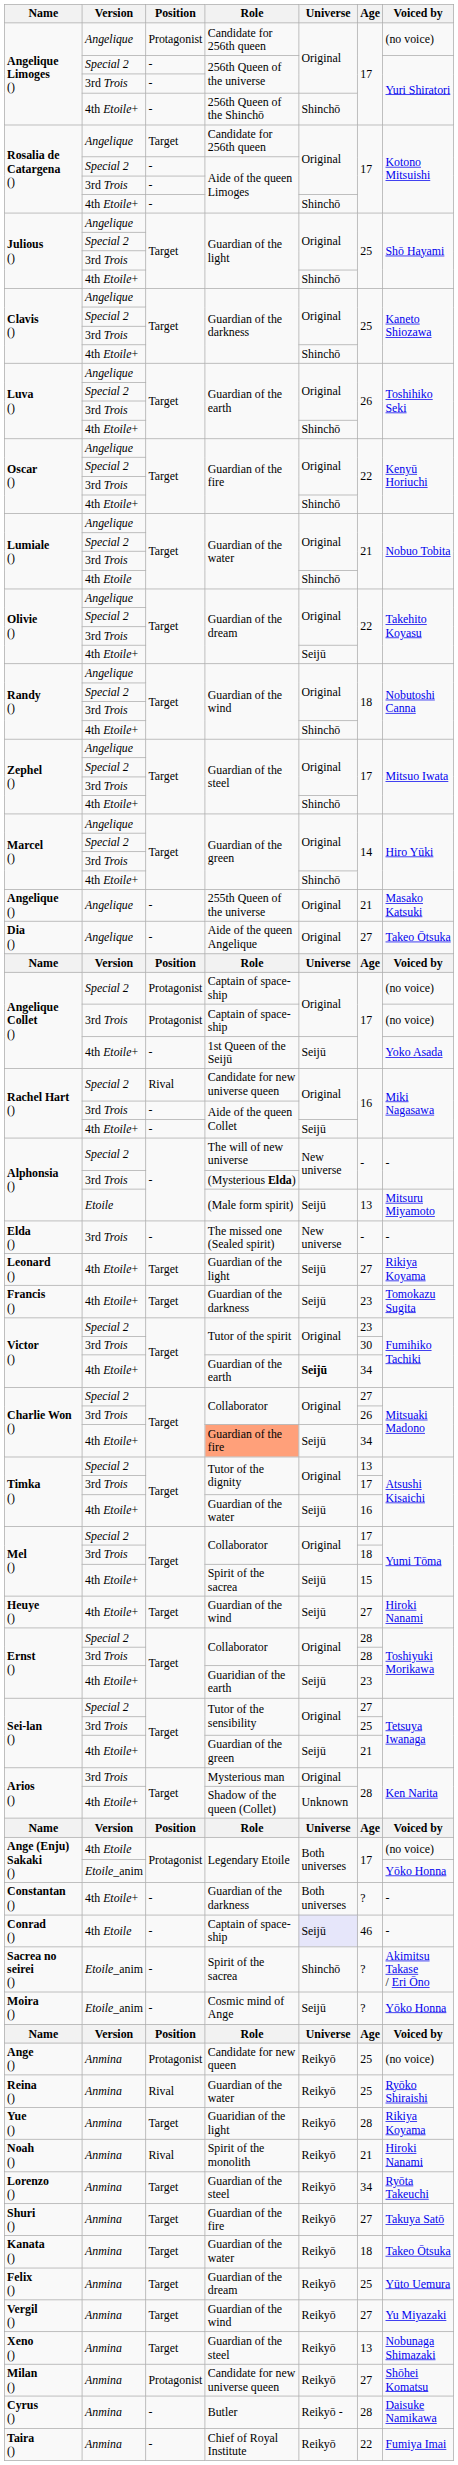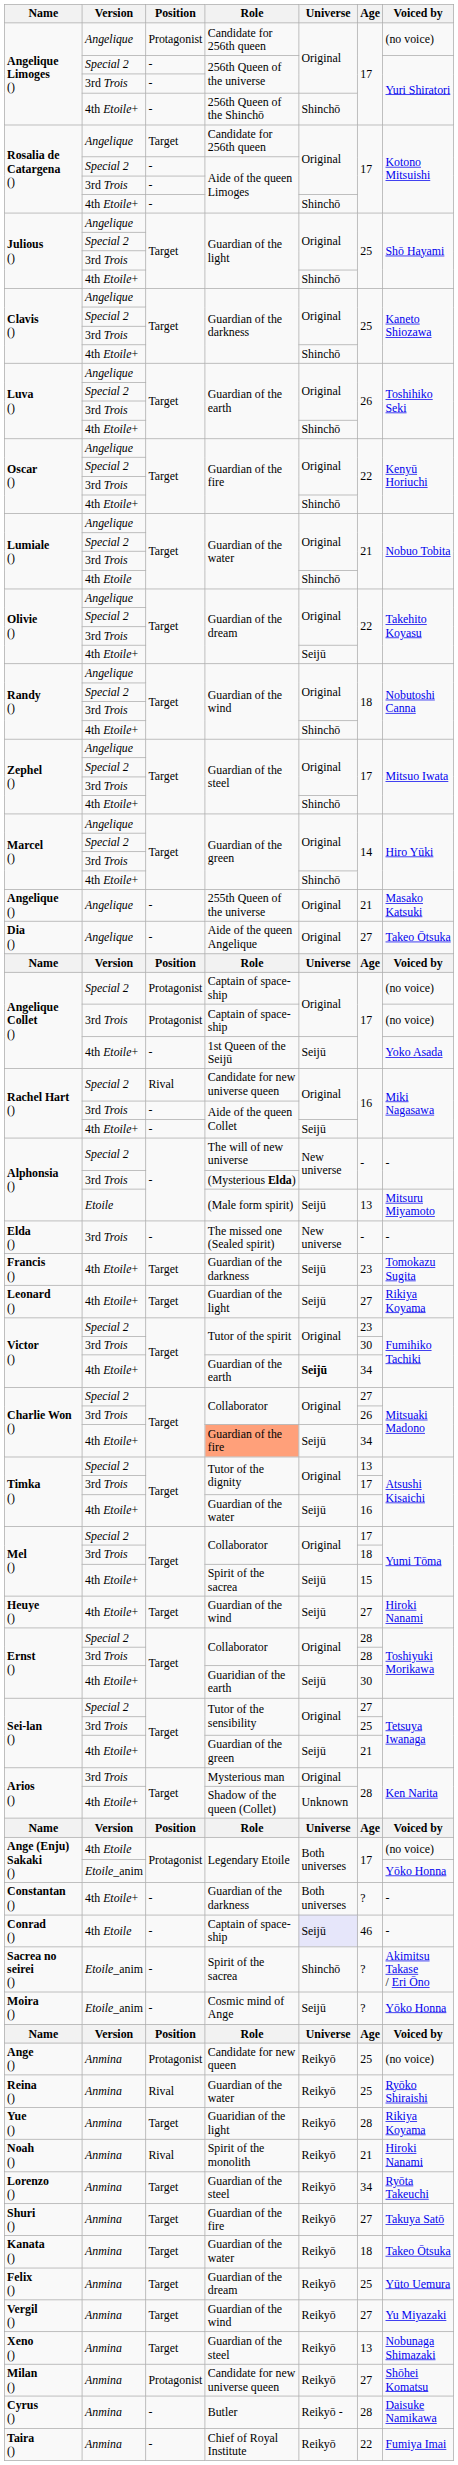rows swapped: (29, 1269) <-> (26, 1301)
(366, 1681) 23 -> (366, 1681) 30
